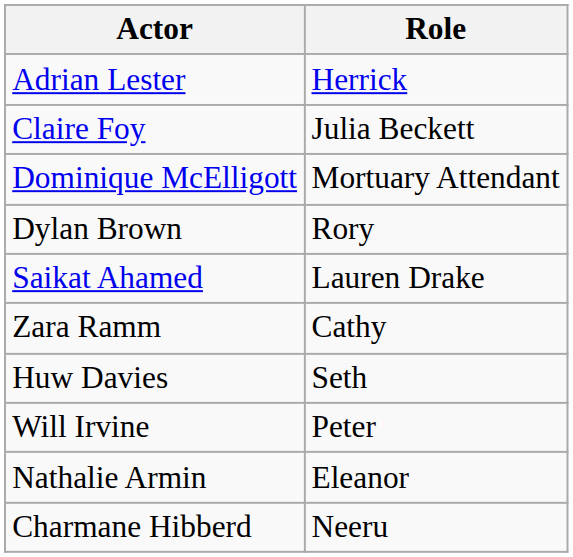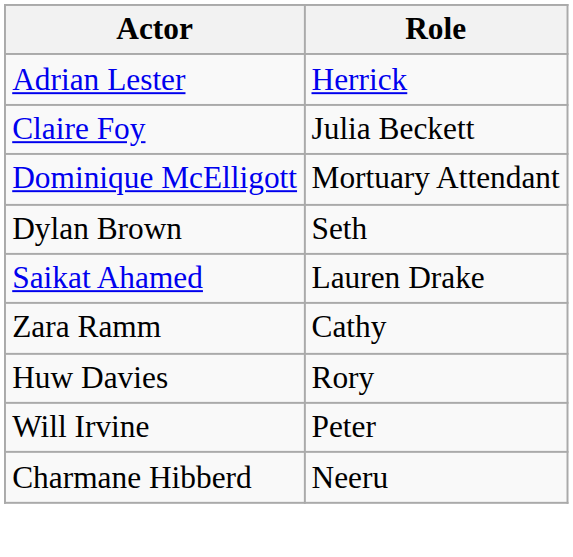(343, 228) Rory -> (339, 228) Seth
(339, 377) Seth -> (343, 377) Rory
- row: (109, 476)
